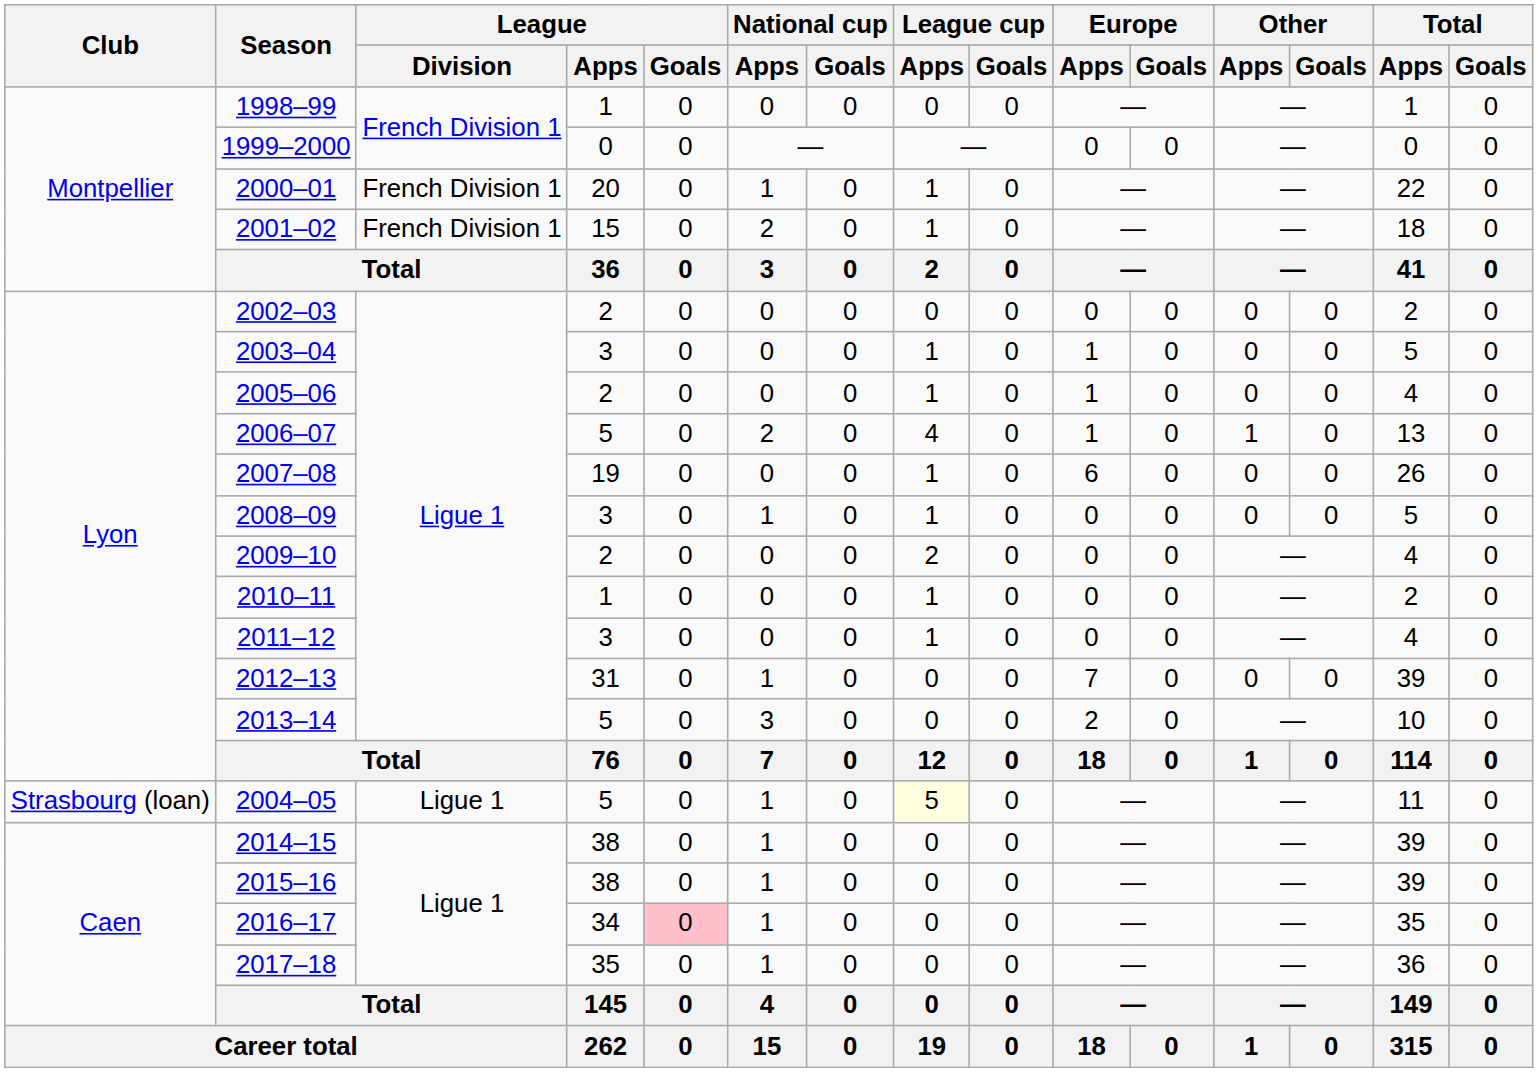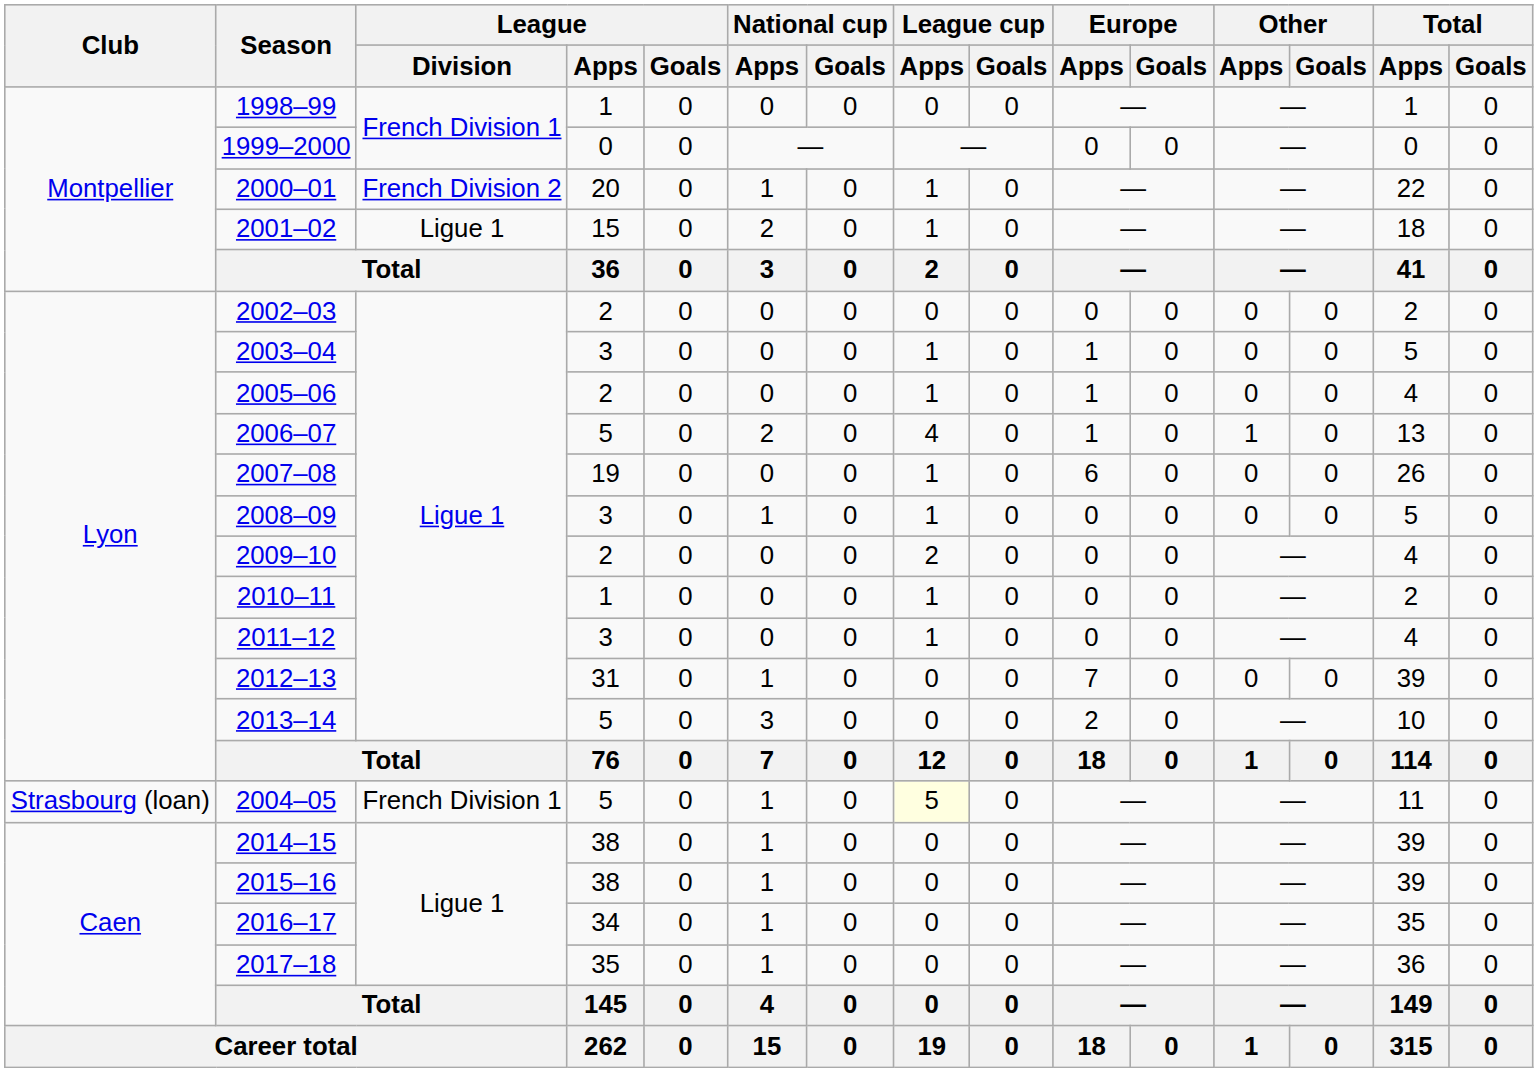(462, 188) French Division 1 -> (462, 188) French Division 2
(462, 229) French Division 1 -> (462, 229) Ligue 1
(462, 801) Ligue 1 -> (462, 801) French Division 1
(685, 923) pink background -> (685, 923) no background
